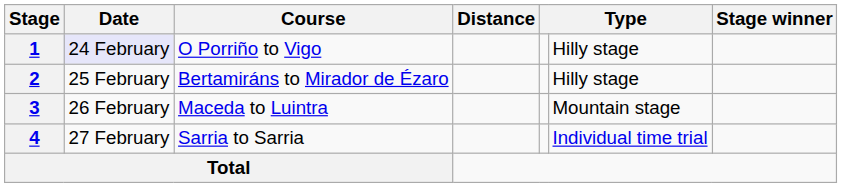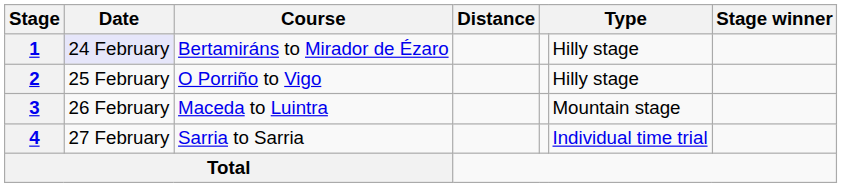(250, 49) O Porriño to Vigo -> (313, 49) Bertamiráns to Mirador de Ézaro
(313, 78) Bertamiráns to Mirador de Ézaro -> (250, 78) O Porriño to Vigo
